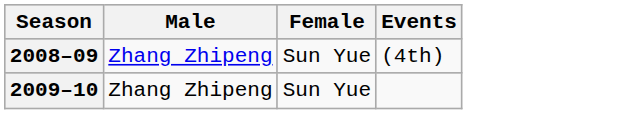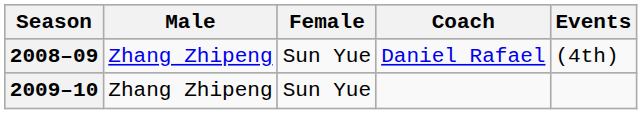+ column: (463, 22)
